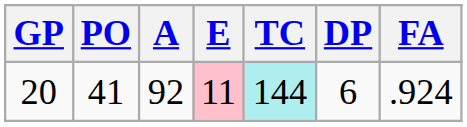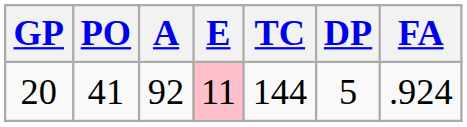(280, 90) paleturquoise background -> (280, 90) no background
(348, 90) 6 -> (348, 90) 5
